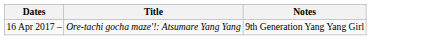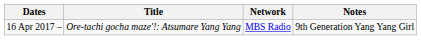+ column: (268, 12)
